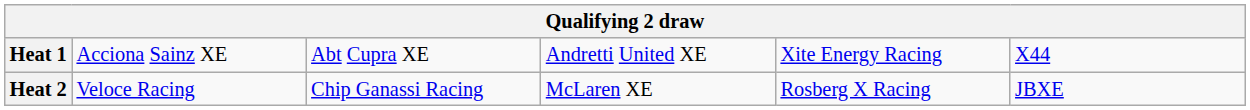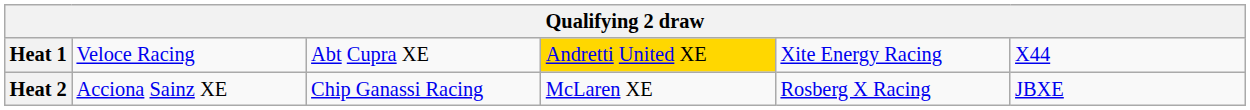(152, 54) Acciona Sainz XE -> (136, 54) Veloce Racing
(626, 54) no background -> (626, 54) gold background
(136, 88) Veloce Racing -> (152, 88) Acciona Sainz XE
